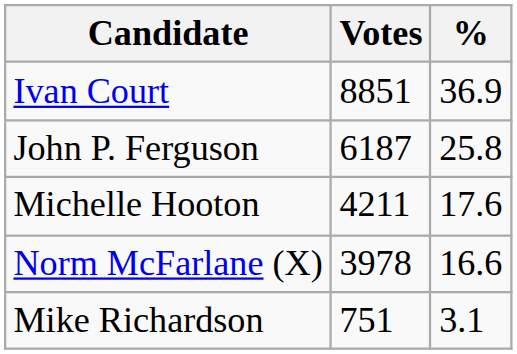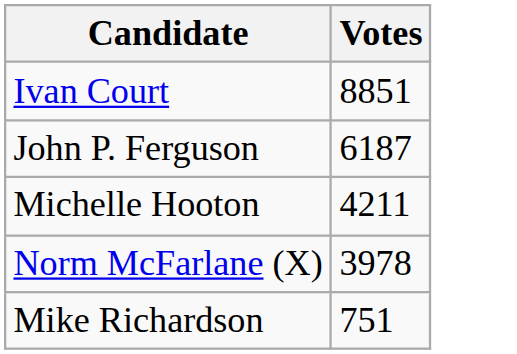- column: (471, 33)
